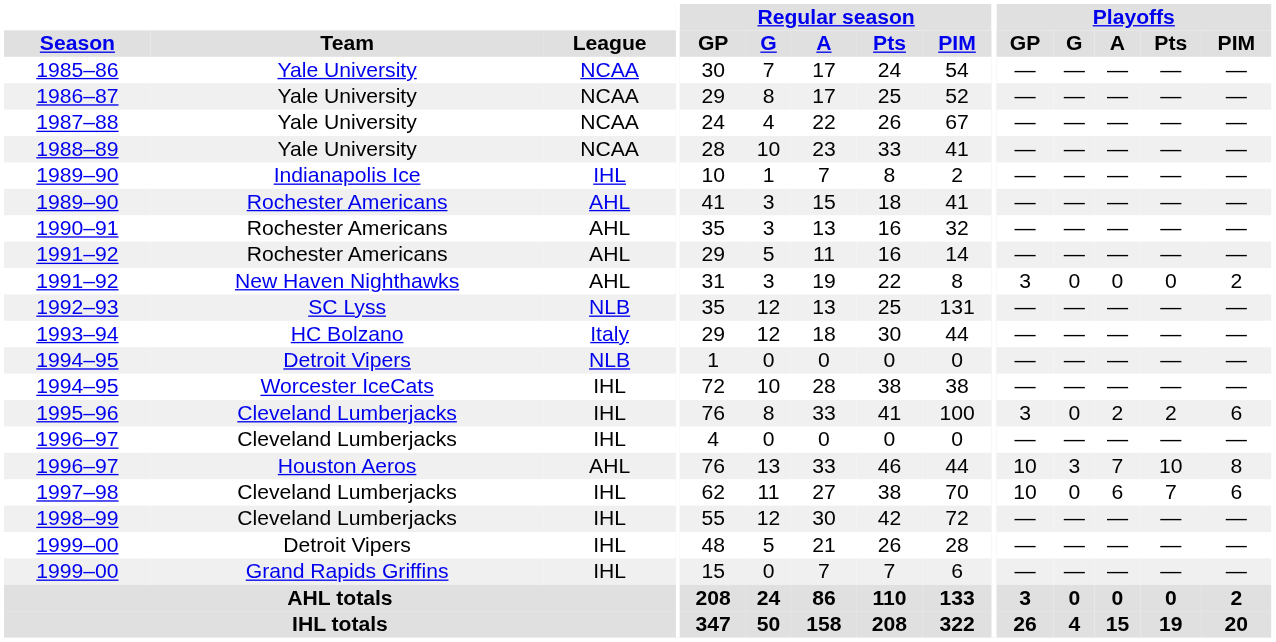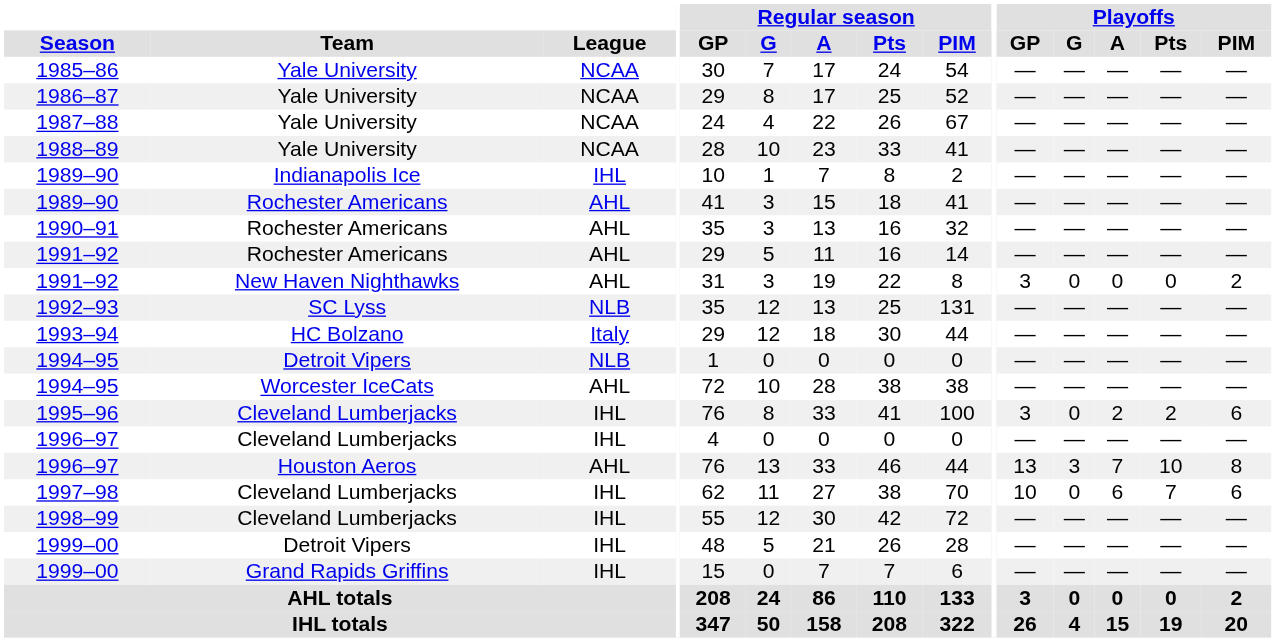(610, 386) IHL -> (610, 386) AHL
(1025, 465) 10 -> (1025, 465) 13
